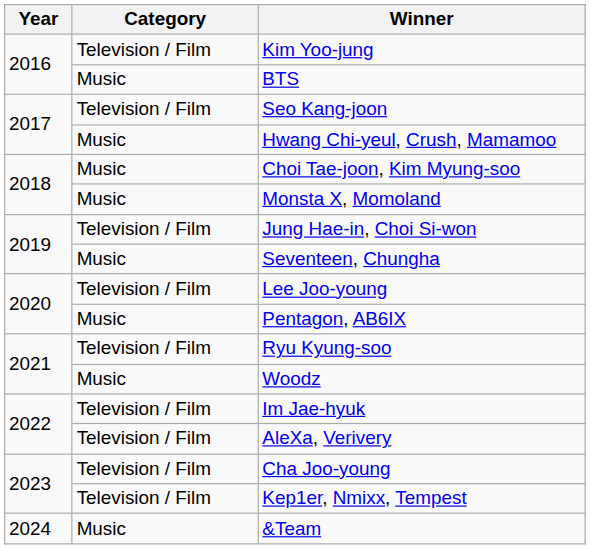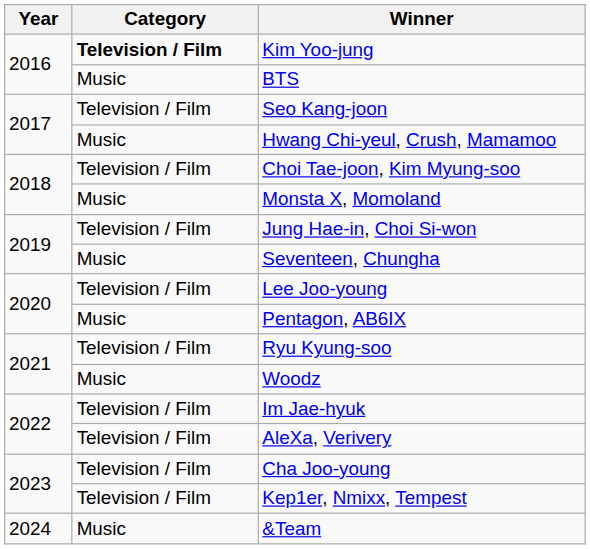(144, 49) normal -> (149, 49) bold
(101, 169) Music -> (144, 169) Television / Film
